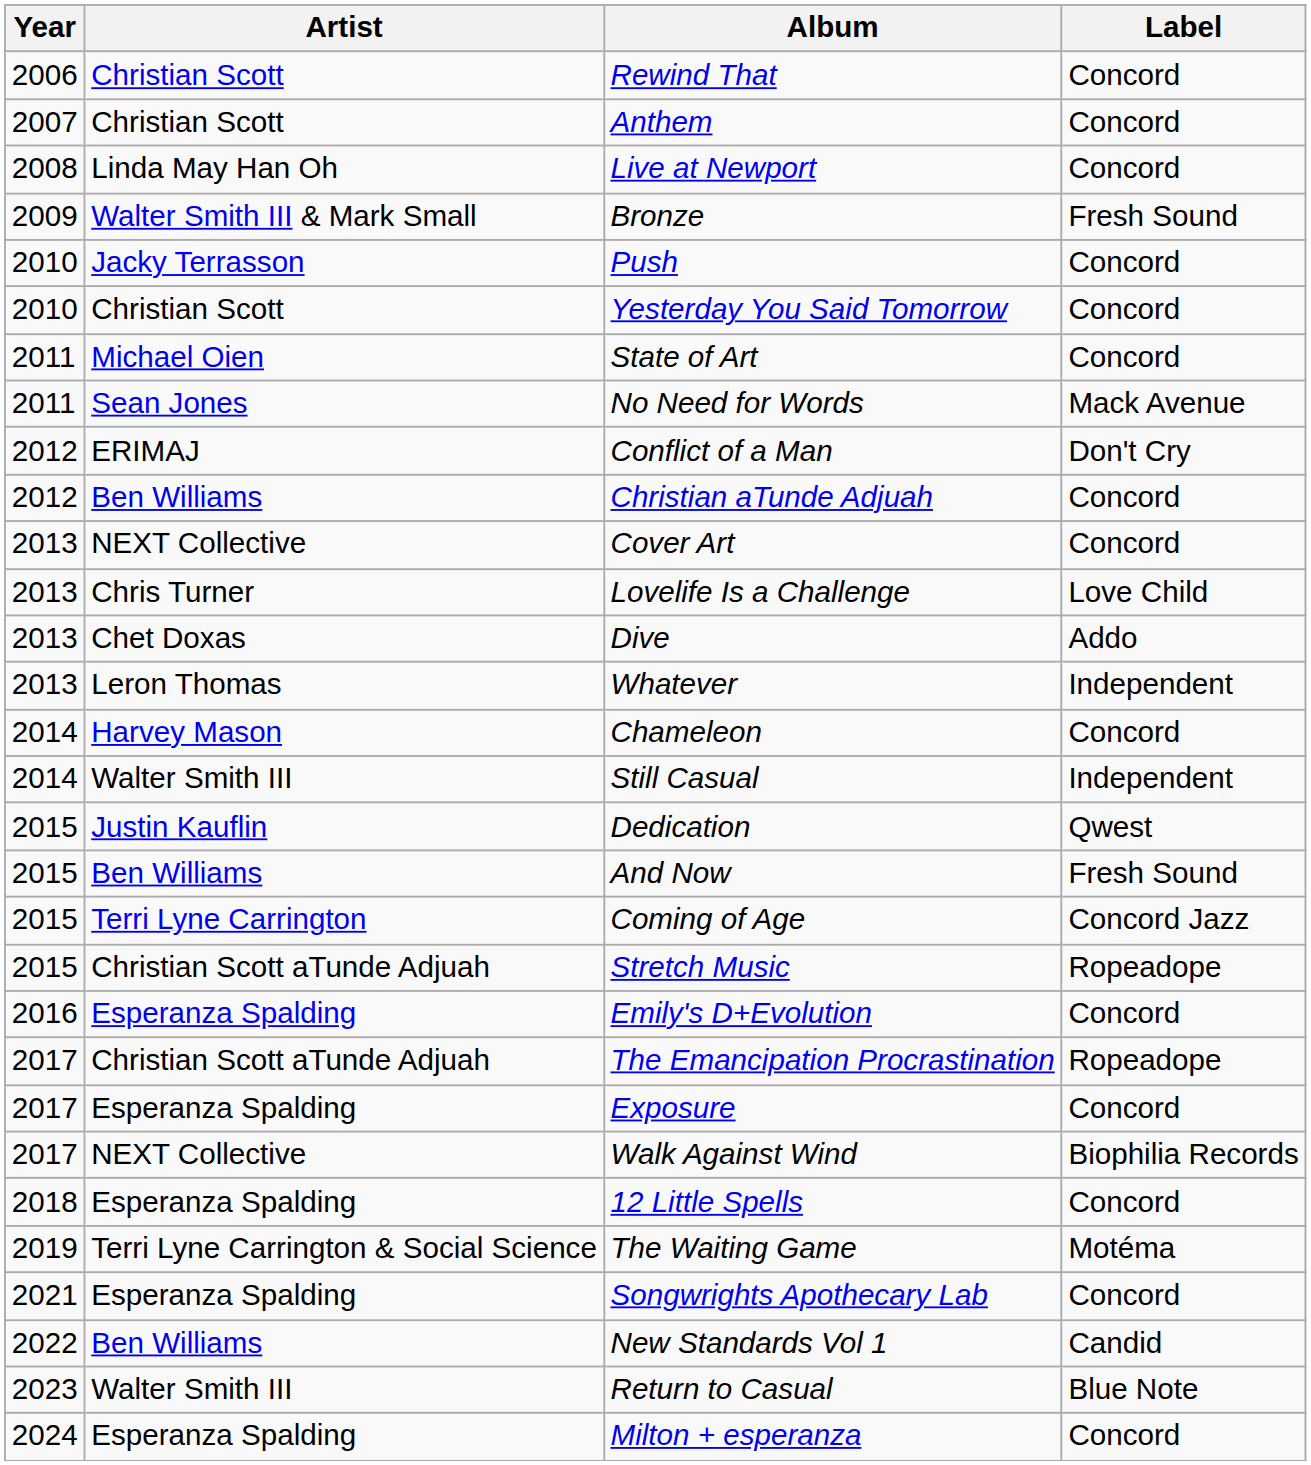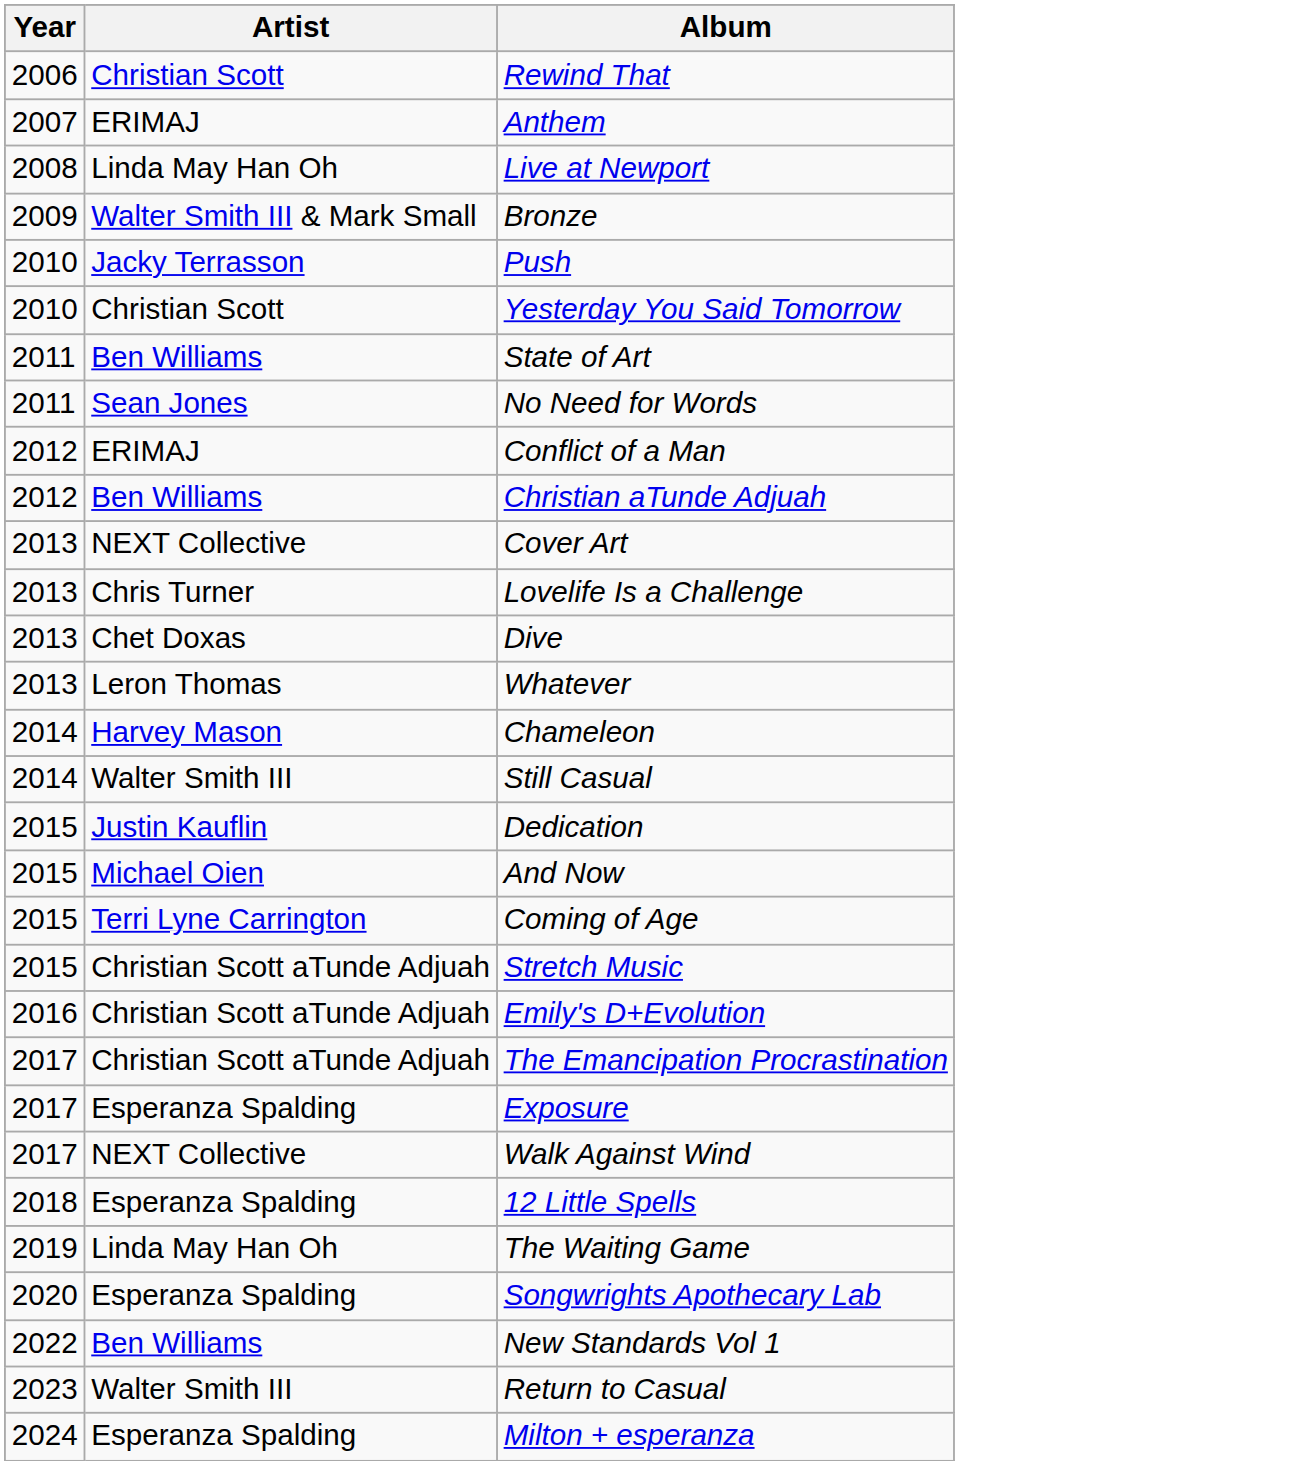- column: (1184, 27)
(187, 121) Christian Scott -> (146, 121) ERIMAJ
(178, 356) Michael Oien -> (177, 356) Ben Williams
(177, 872) Ben Williams -> (178, 872) Michael Oien
(224, 1013) Esperanza Spalding -> (291, 1013) Christian Scott aTunde Adjuah
(344, 1248) Terri Lyne Carrington & Social Science -> (215, 1248) Linda May Han Oh
(45, 1295) 2021 -> (45, 1295) 2020
